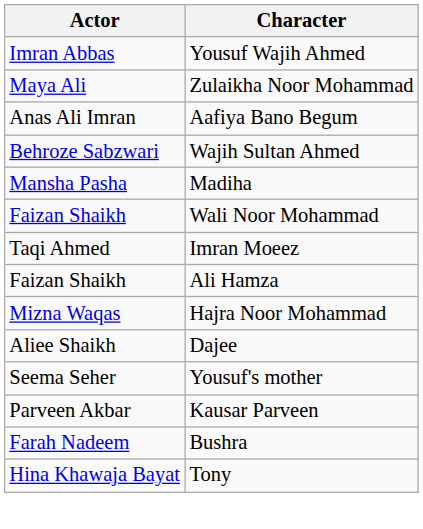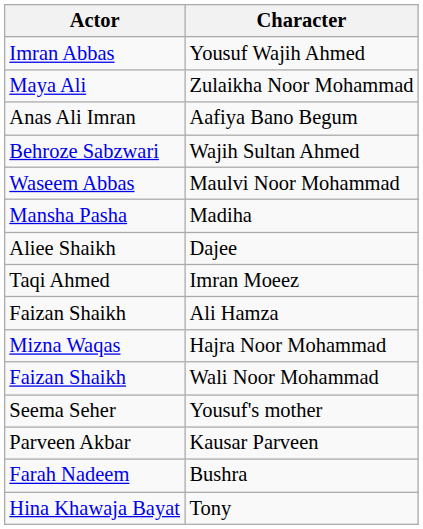+ row: (295, 183)
rows swapped: (213, 345) <-> (284, 215)
